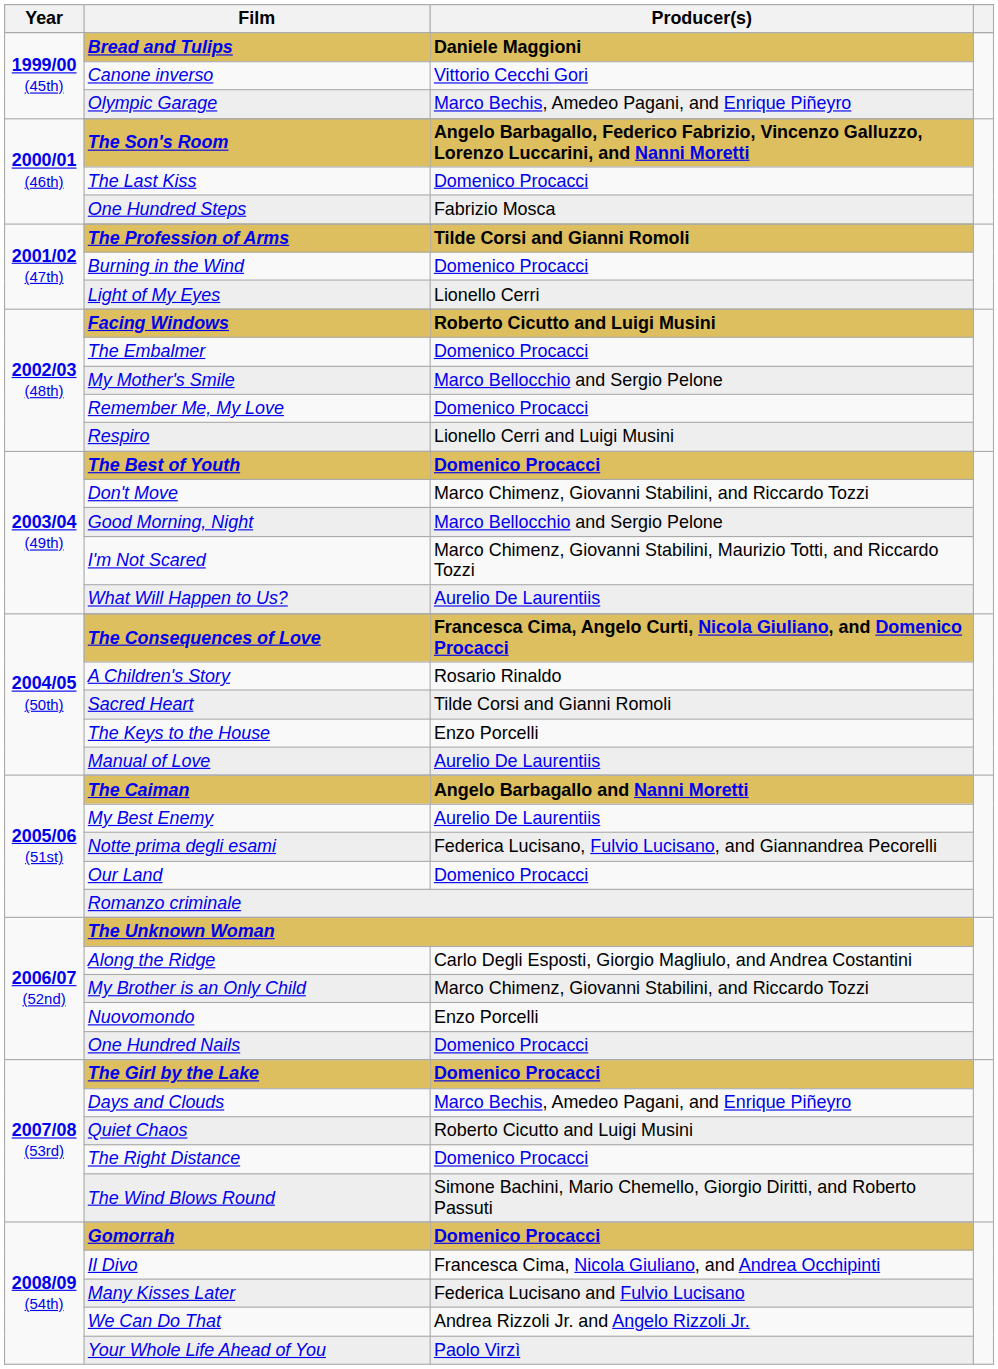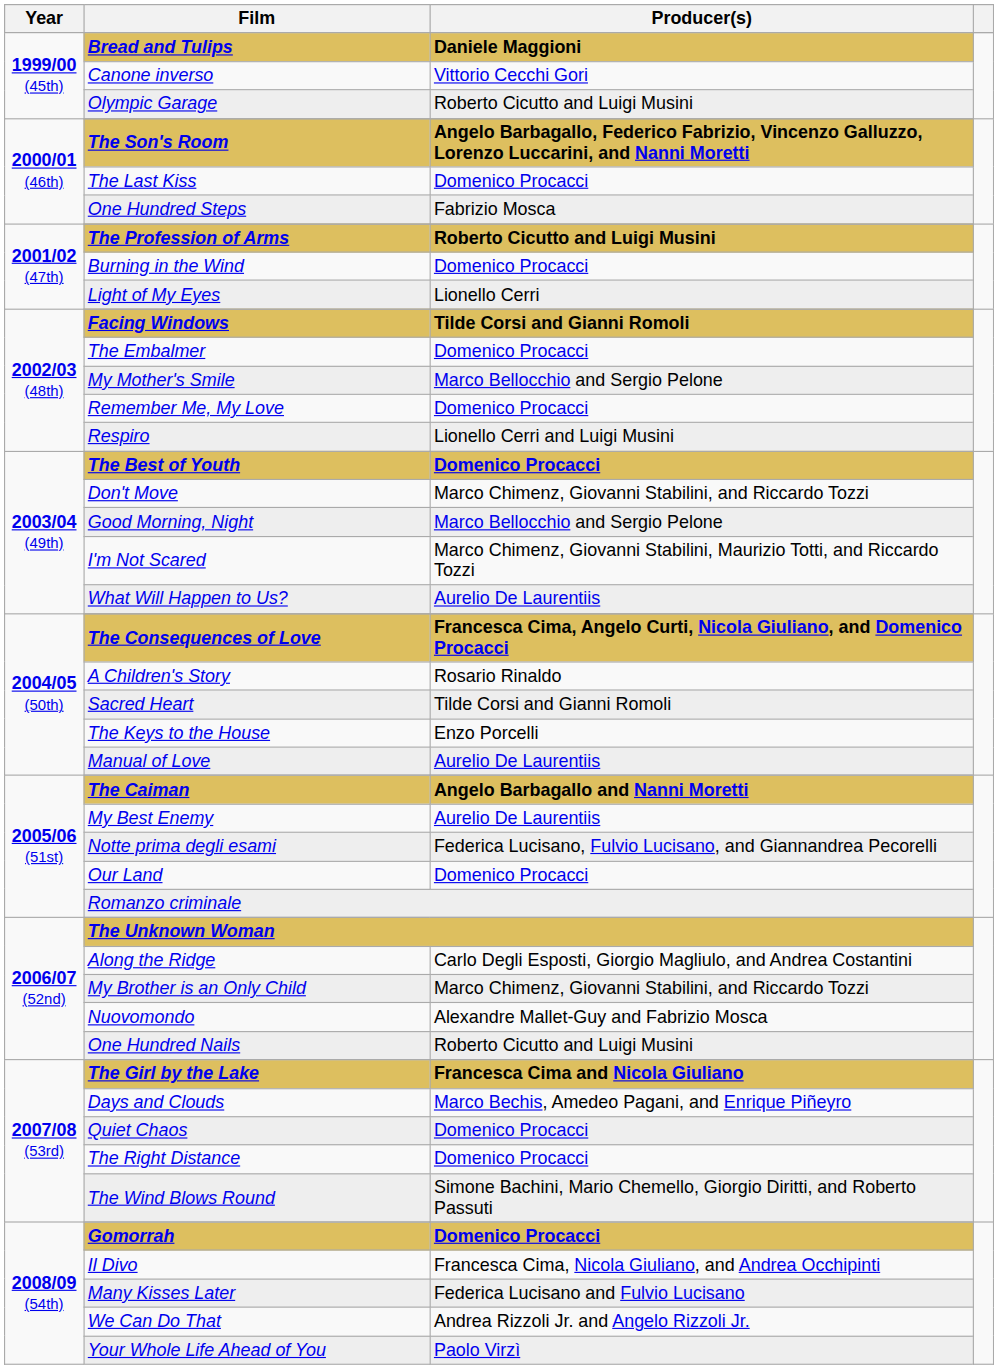(643, 103) Marco Bechis, Amedeo Pagani, and Enrique Piñeyro -> (563, 103) Roberto Cicutto and Luigi Musini
(562, 237) Tilde Corsi and Gianni Romoli -> (575, 237) Roberto Cicutto and Luigi Musini
(575, 323) Roberto Cicutto and Luigi Musini -> (562, 323) Tilde Corsi and Gianni Romoli
(486, 1017) Enzo Porcelli -> (601, 1017) Alexandre Mallet-Guy and Fabrizio Mosca
(511, 1045) Domenico Procacci -> (563, 1045) Roberto Cicutto and Luigi Musini
(517, 1073) Domenico Procacci -> (589, 1073) Francesca Cima and Nicola Giuliano
(563, 1130) Roberto Cicutto and Luigi Musini -> (511, 1130) Domenico Procacci
